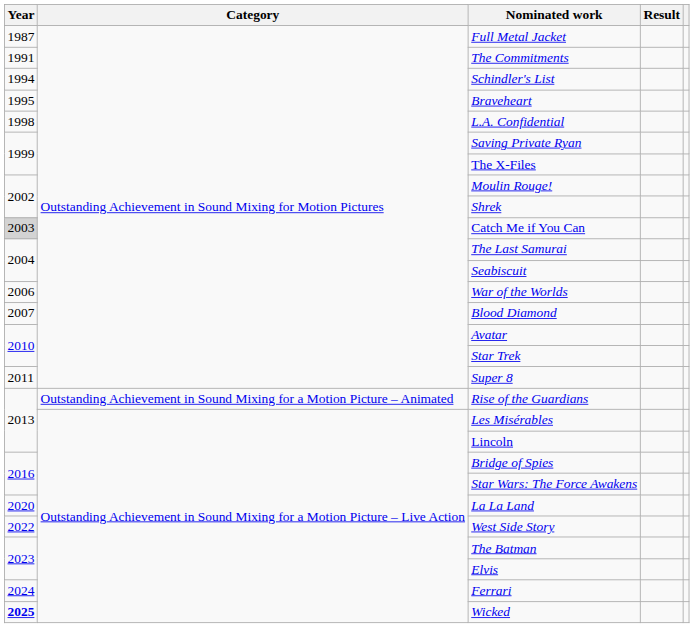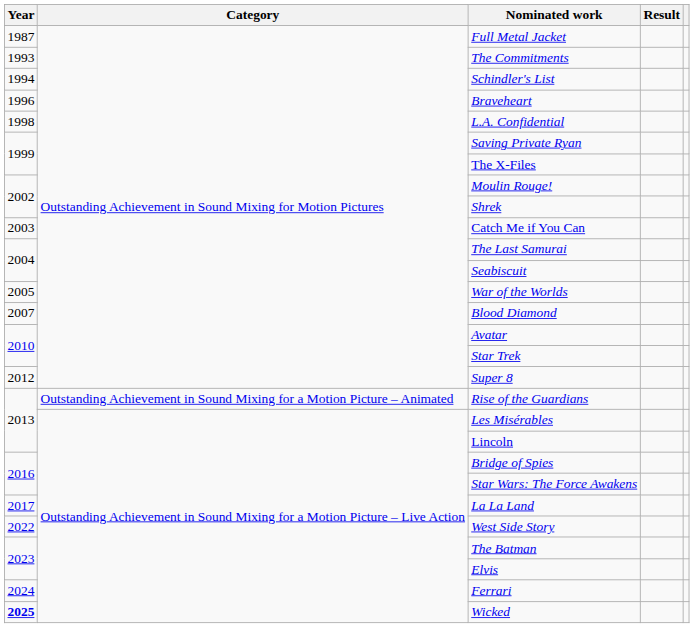(21, 57) 1991 -> (21, 57) 1993
(21, 100) 1995 -> (21, 100) 1996
(21, 228) lightgrey background -> (21, 228) no background
(21, 292) 2006 -> (21, 292) 2005
(21, 377) 2011 -> (21, 377) 2012
(21, 505) 2020 -> (21, 505) 2017
